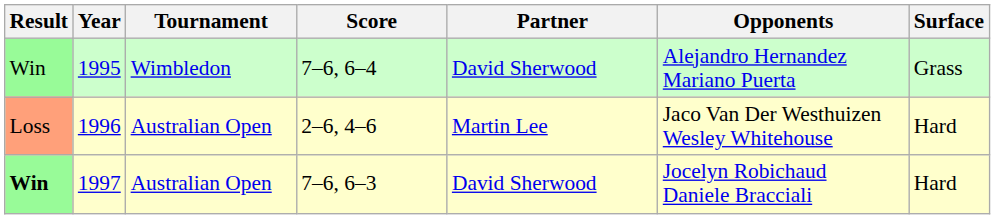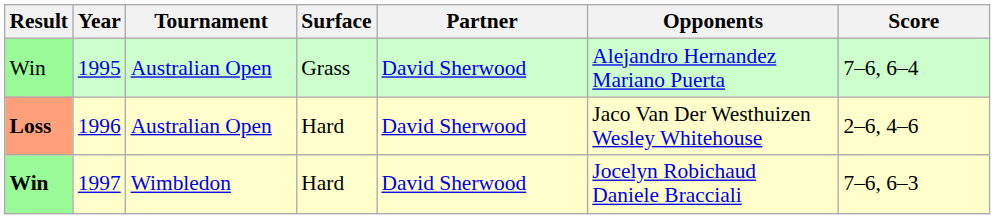columns swapped: (949, 21) <-> (372, 21)
(181, 67) Wimbledon -> (201, 67) Australian Open
(30, 125) normal -> (30, 125) bold
(500, 125) Martin Lee -> (454, 125) David Sherwood
(201, 183) Australian Open -> (181, 183) Wimbledon
